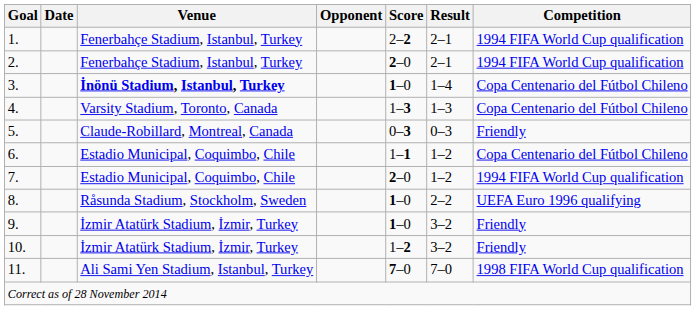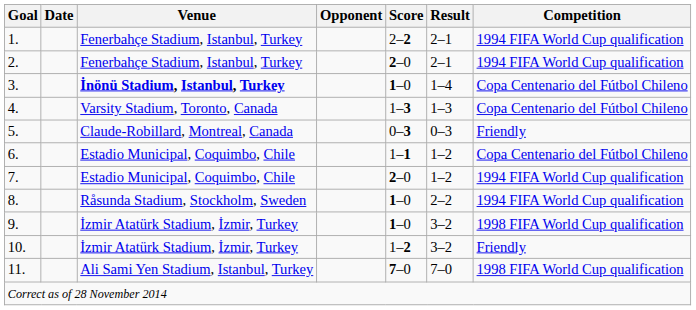(559, 200) UEFA Euro 1996 qualifying -> (580, 200) 1994 FIFA World Cup qualification
(501, 223) Friendly -> (580, 223) 1998 FIFA World Cup qualification
